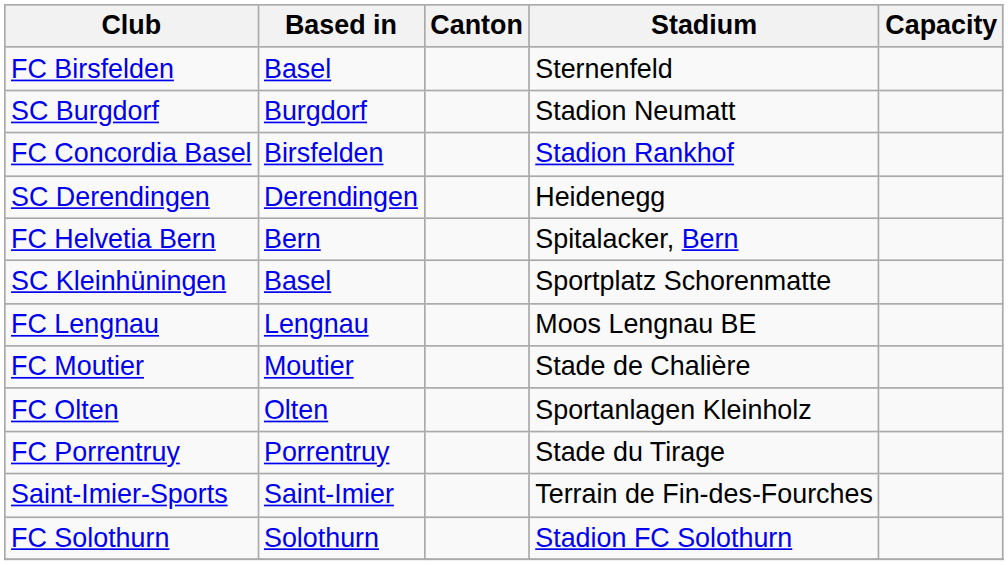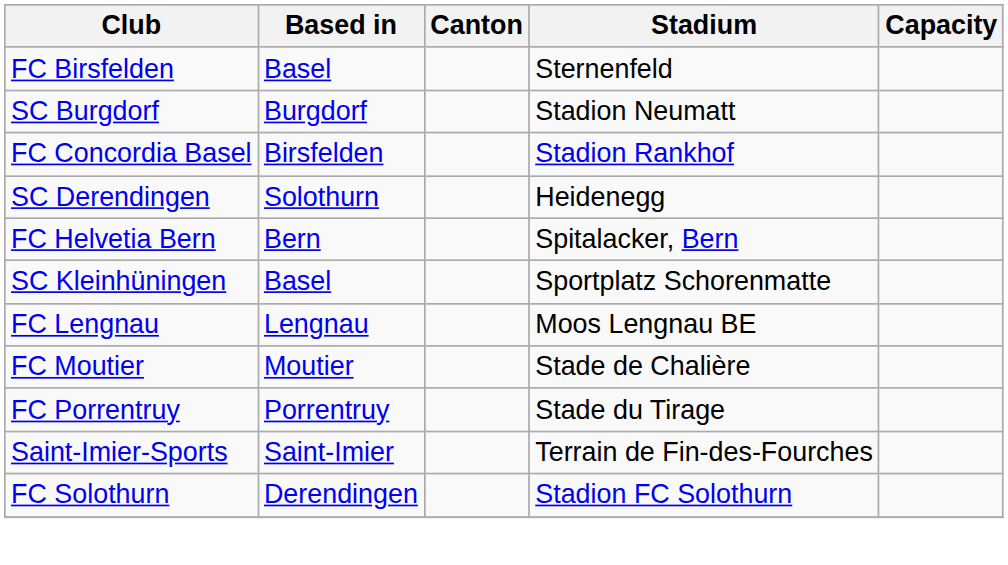(341, 196) Derendingen -> (321, 196) Solothurn
- row: (65, 409)
(321, 537) Solothurn -> (341, 494) Derendingen
